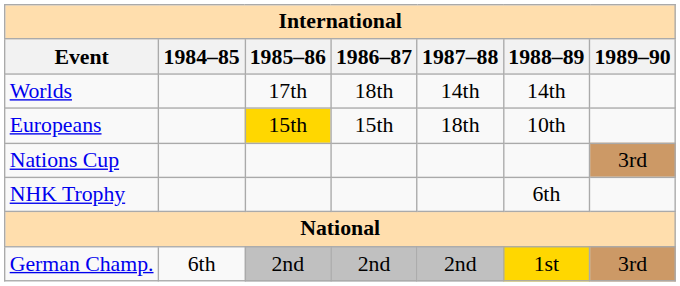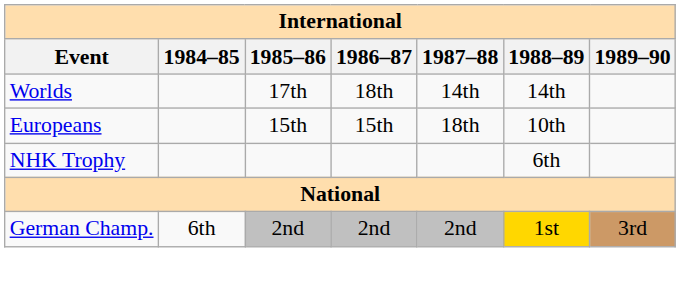(288, 125) gold background -> (288, 125) no background
- row: (64, 159)
